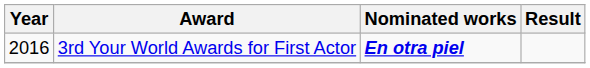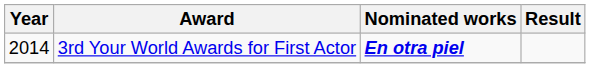(29, 47) 2016 -> (29, 47) 2014
